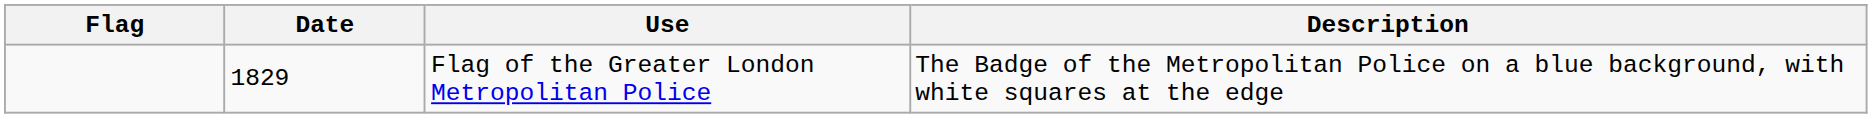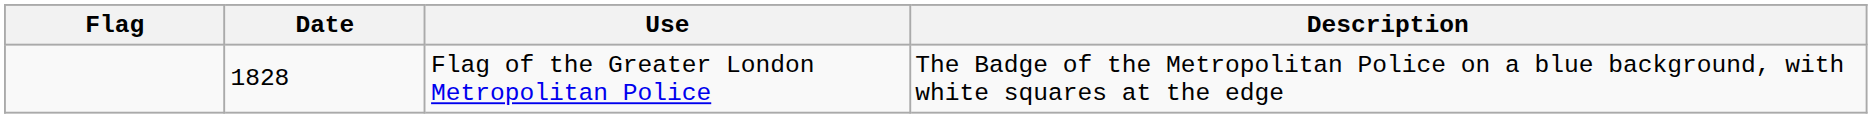(260, 79) 1829 -> (260, 79) 1828
